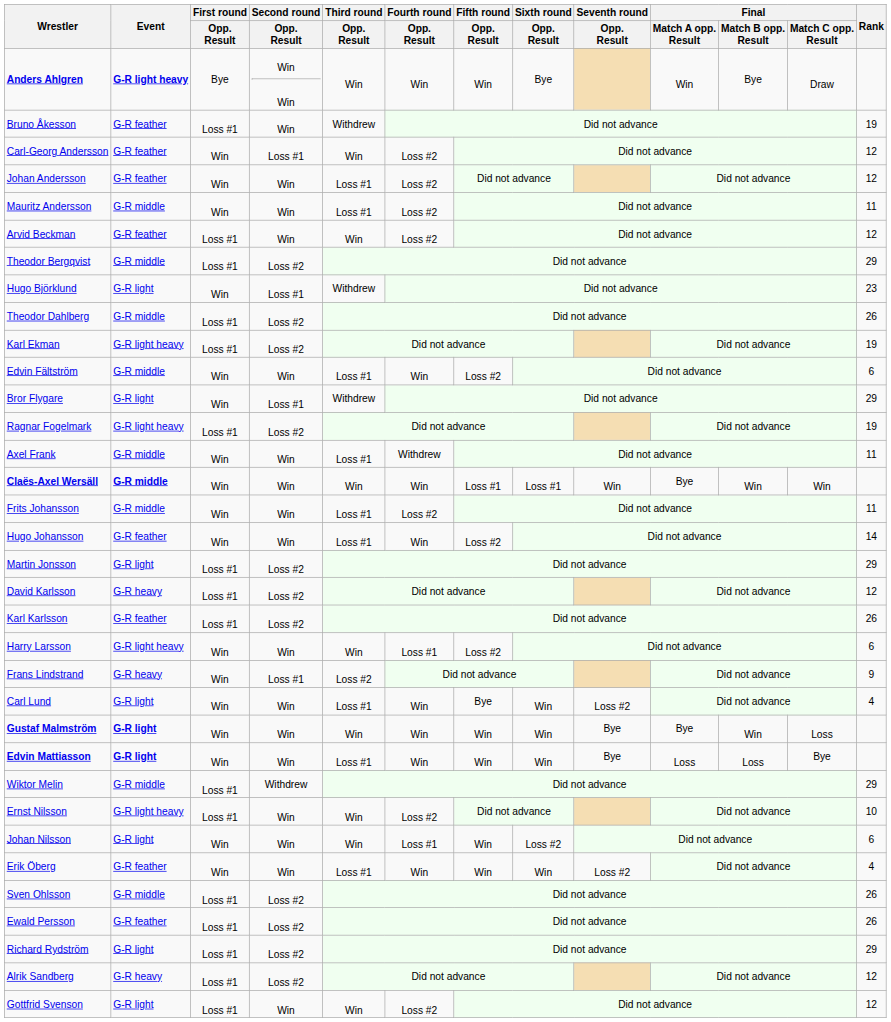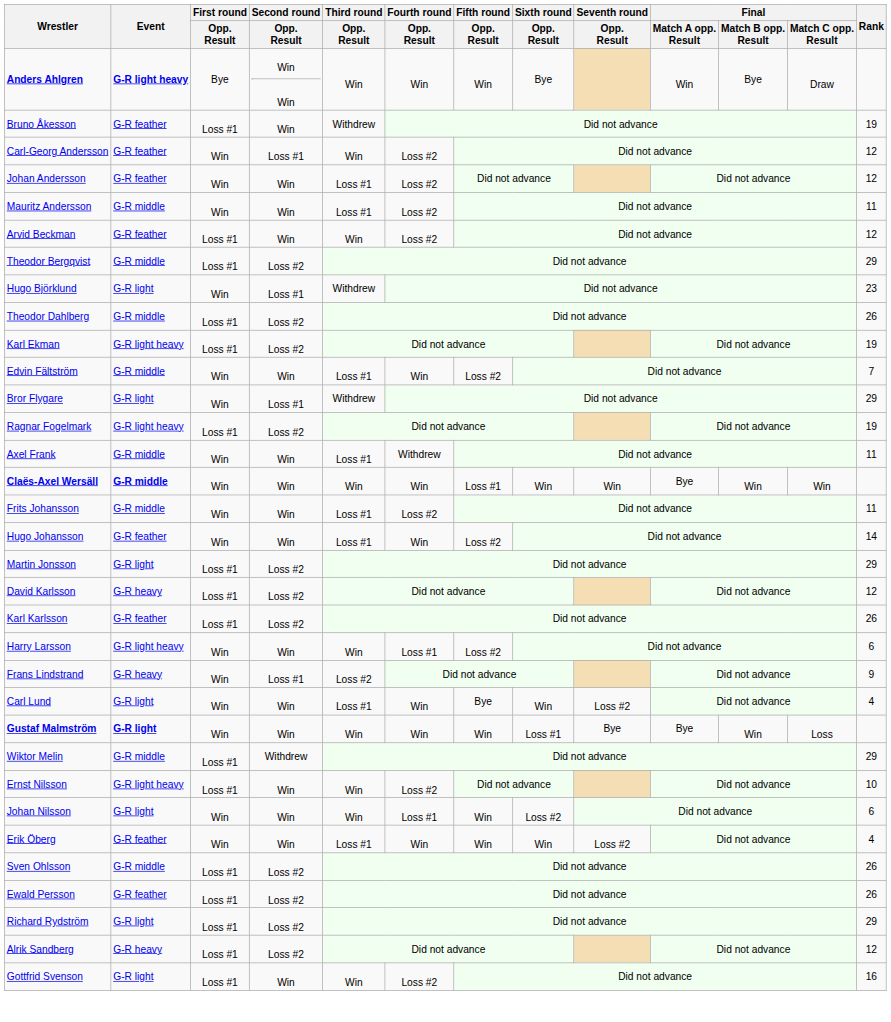(871, 372) 6 -> (871, 372) 7
(543, 487) Loss #1 -> (543, 487) Win
(543, 735) Win -> (543, 735) Loss #1
- row: (49, 757)
(871, 1004) 12 -> (871, 977) 16
